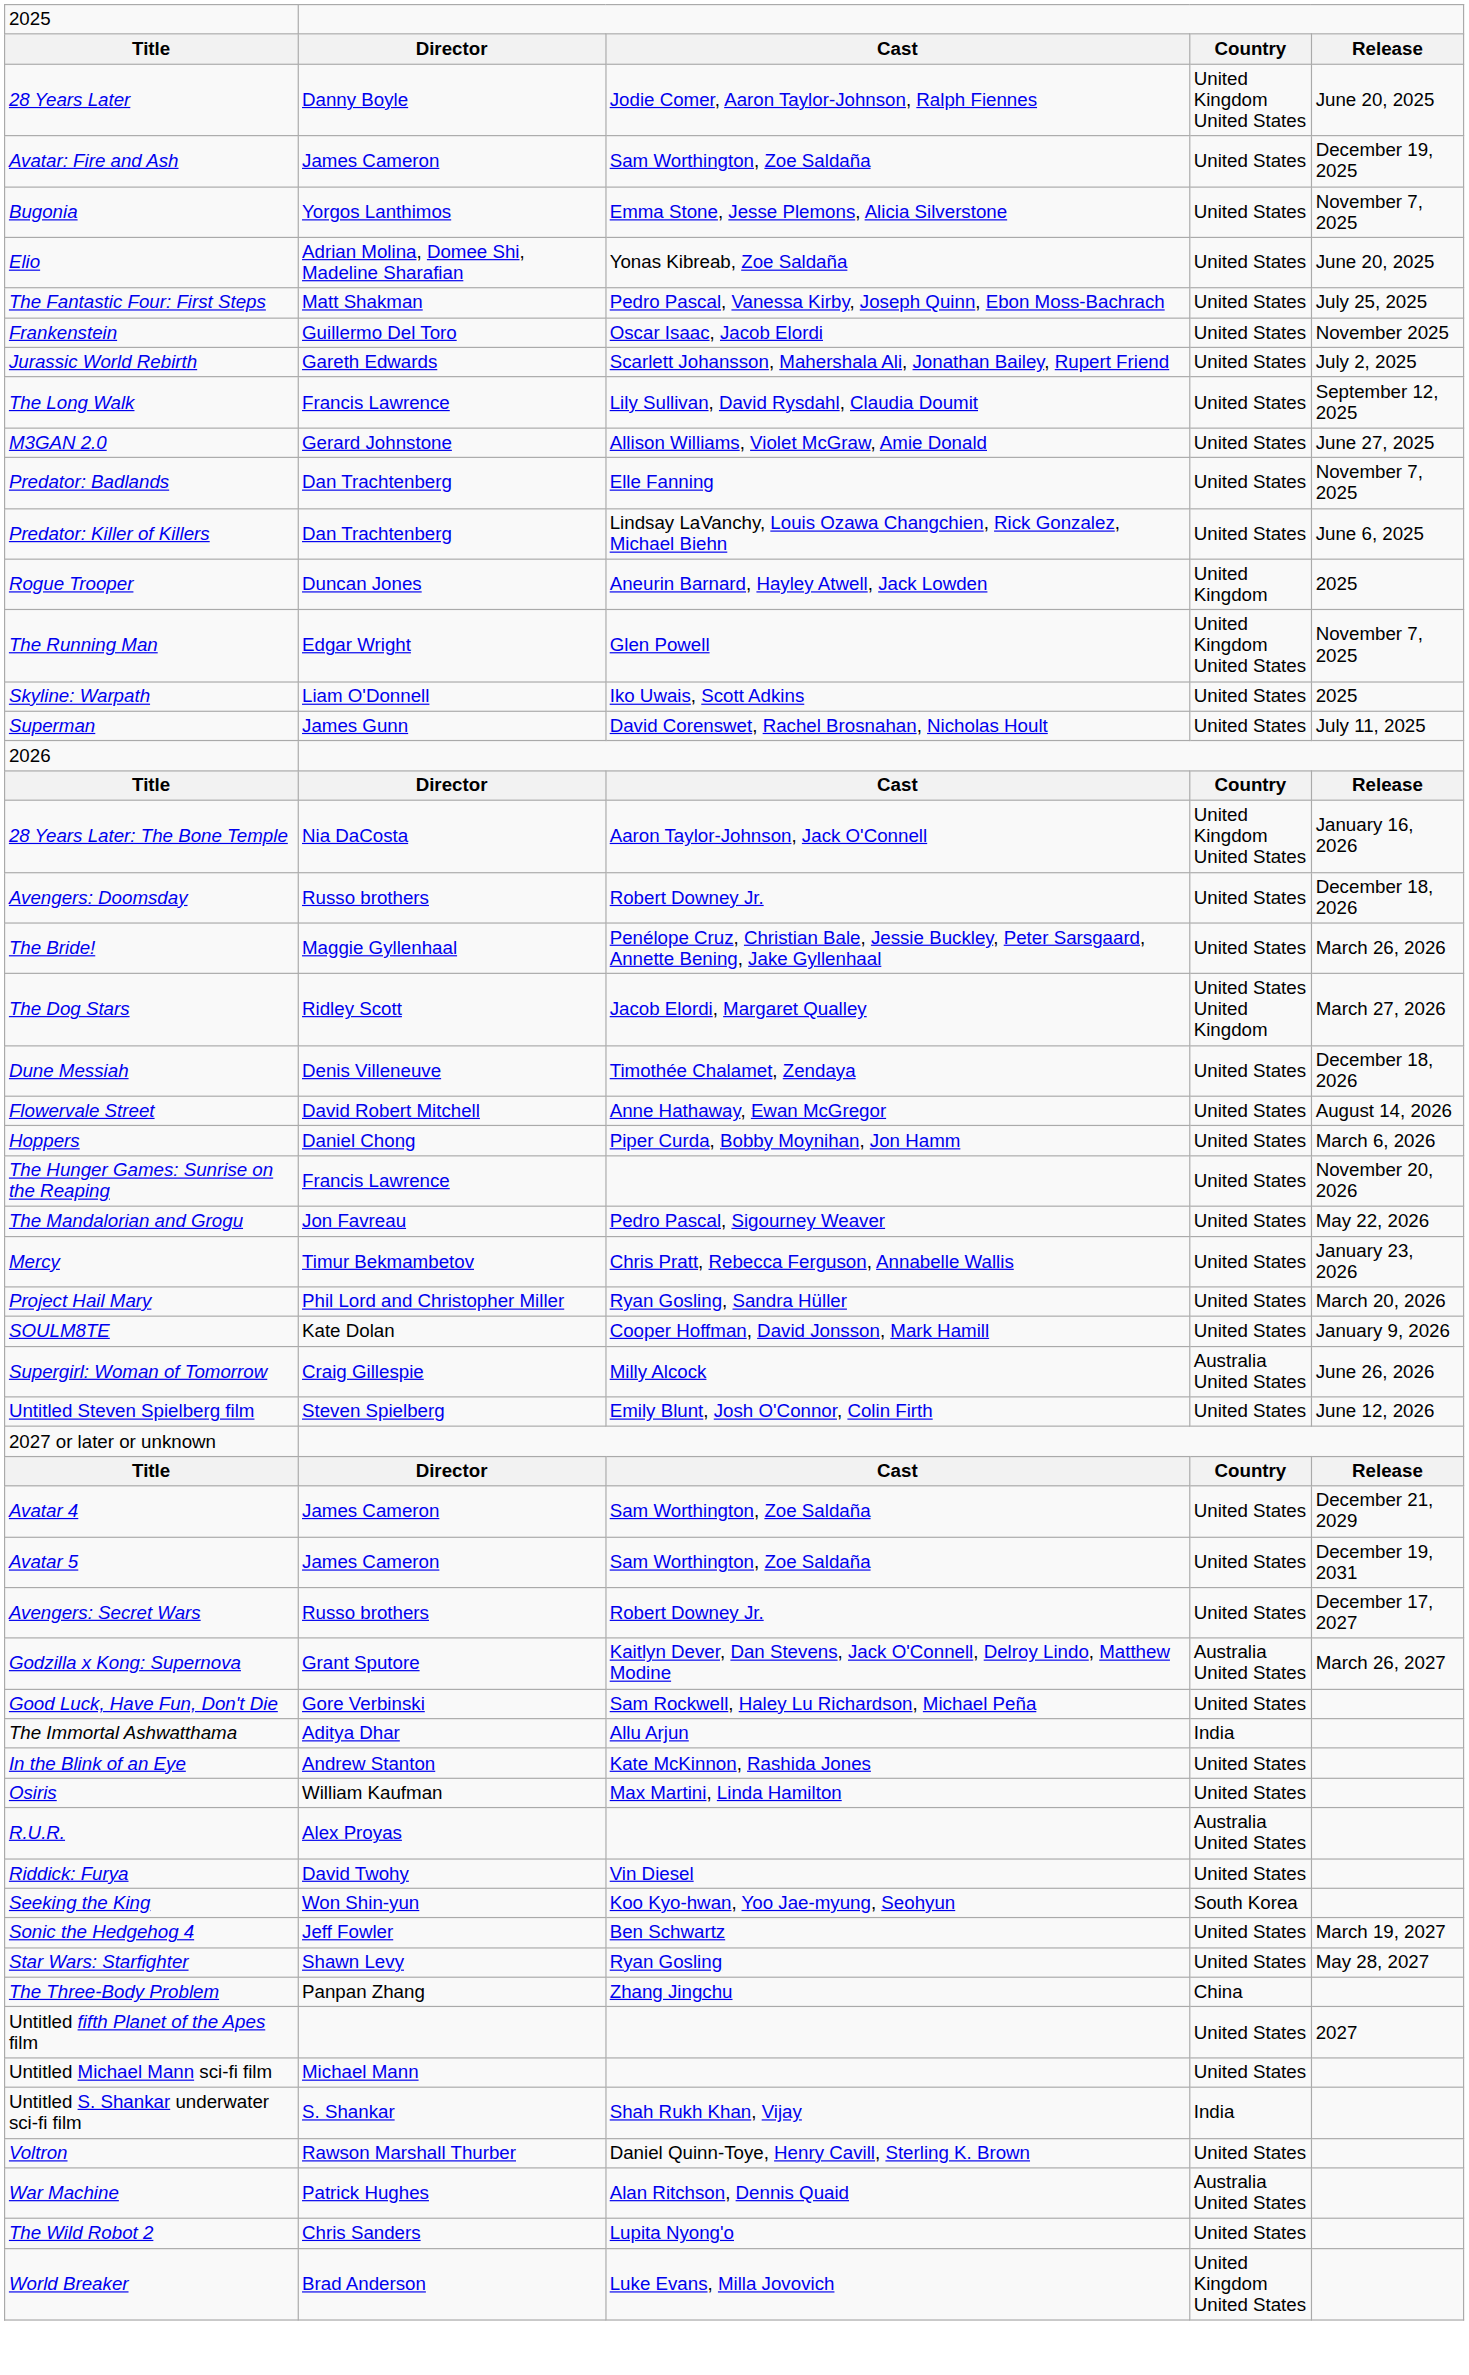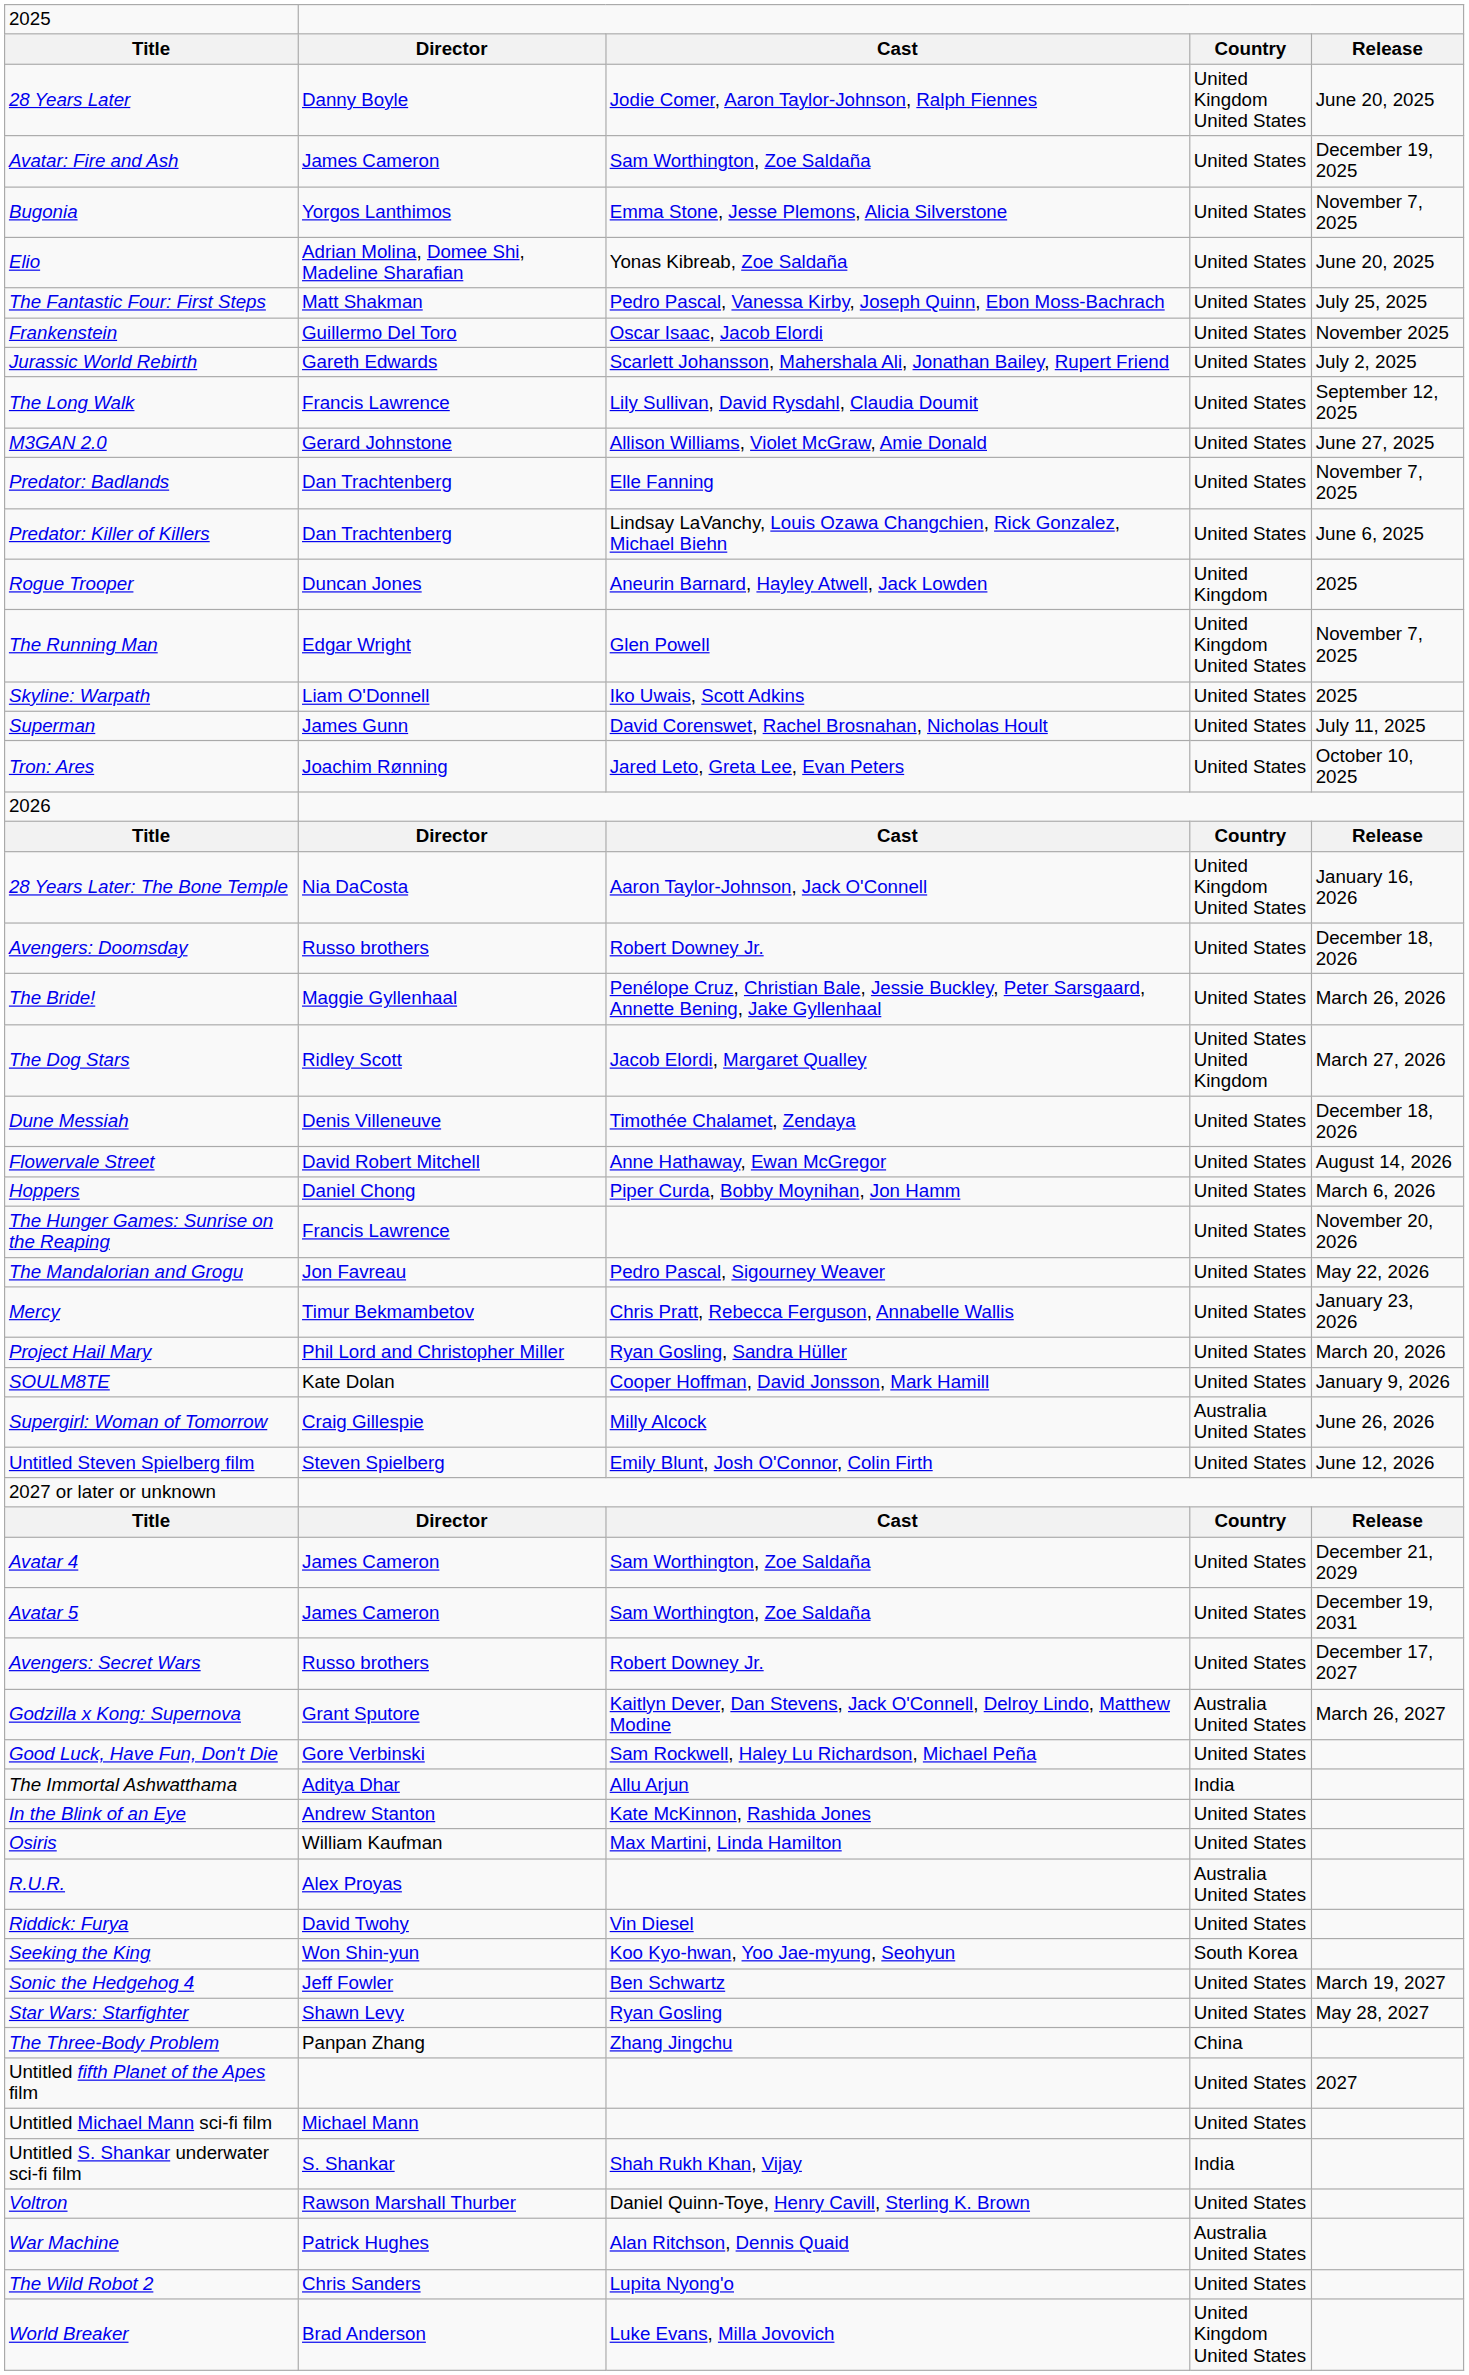+ row: (52, 766)
